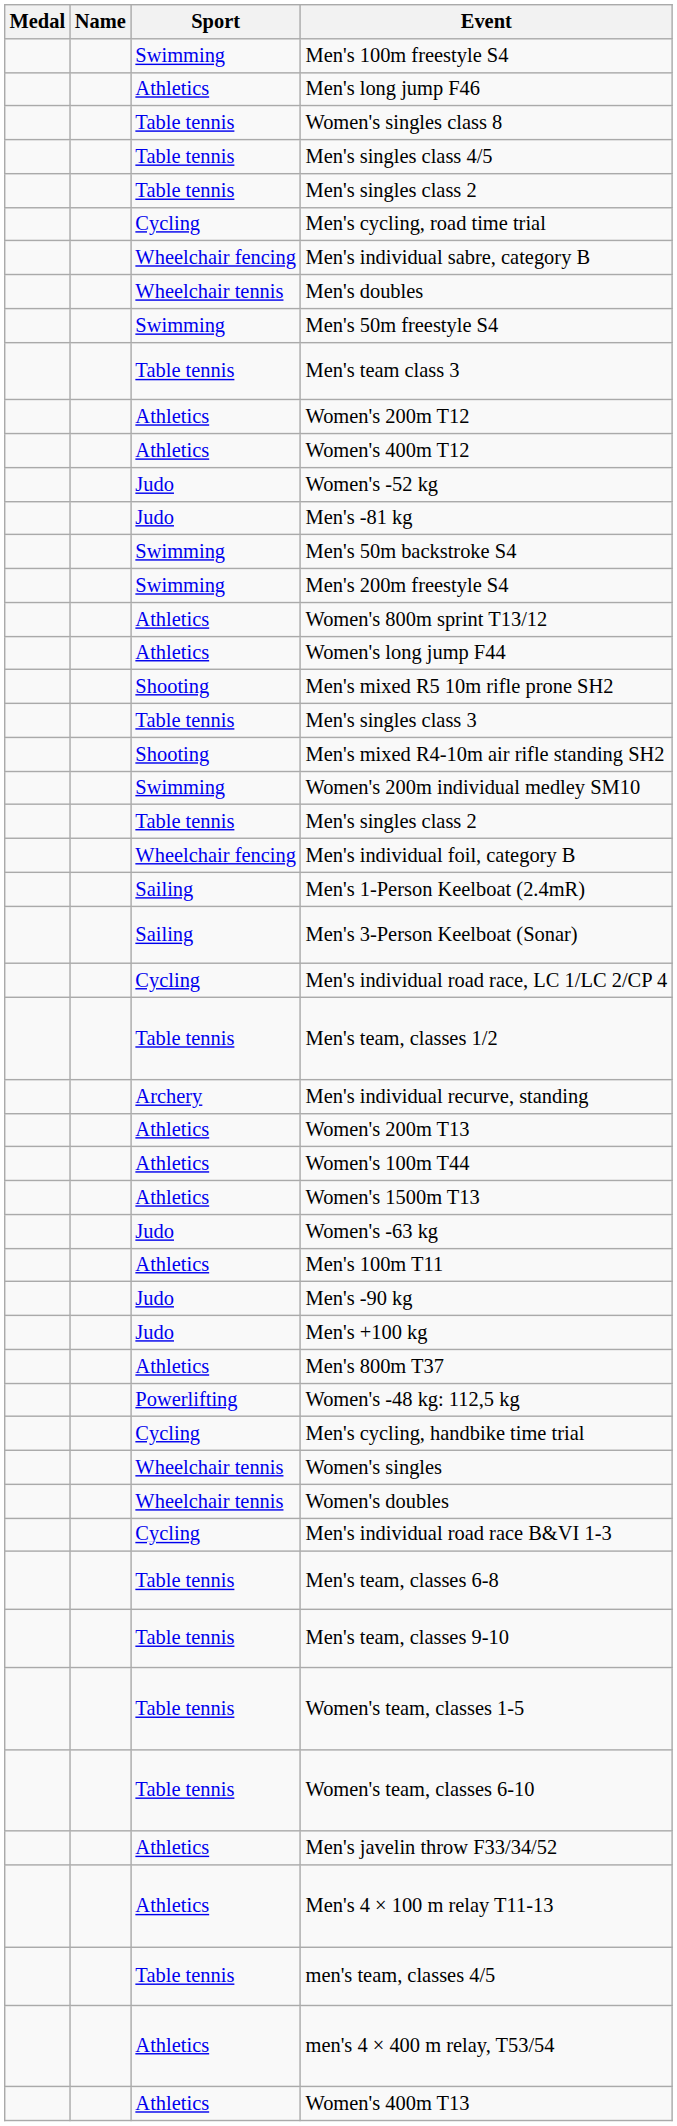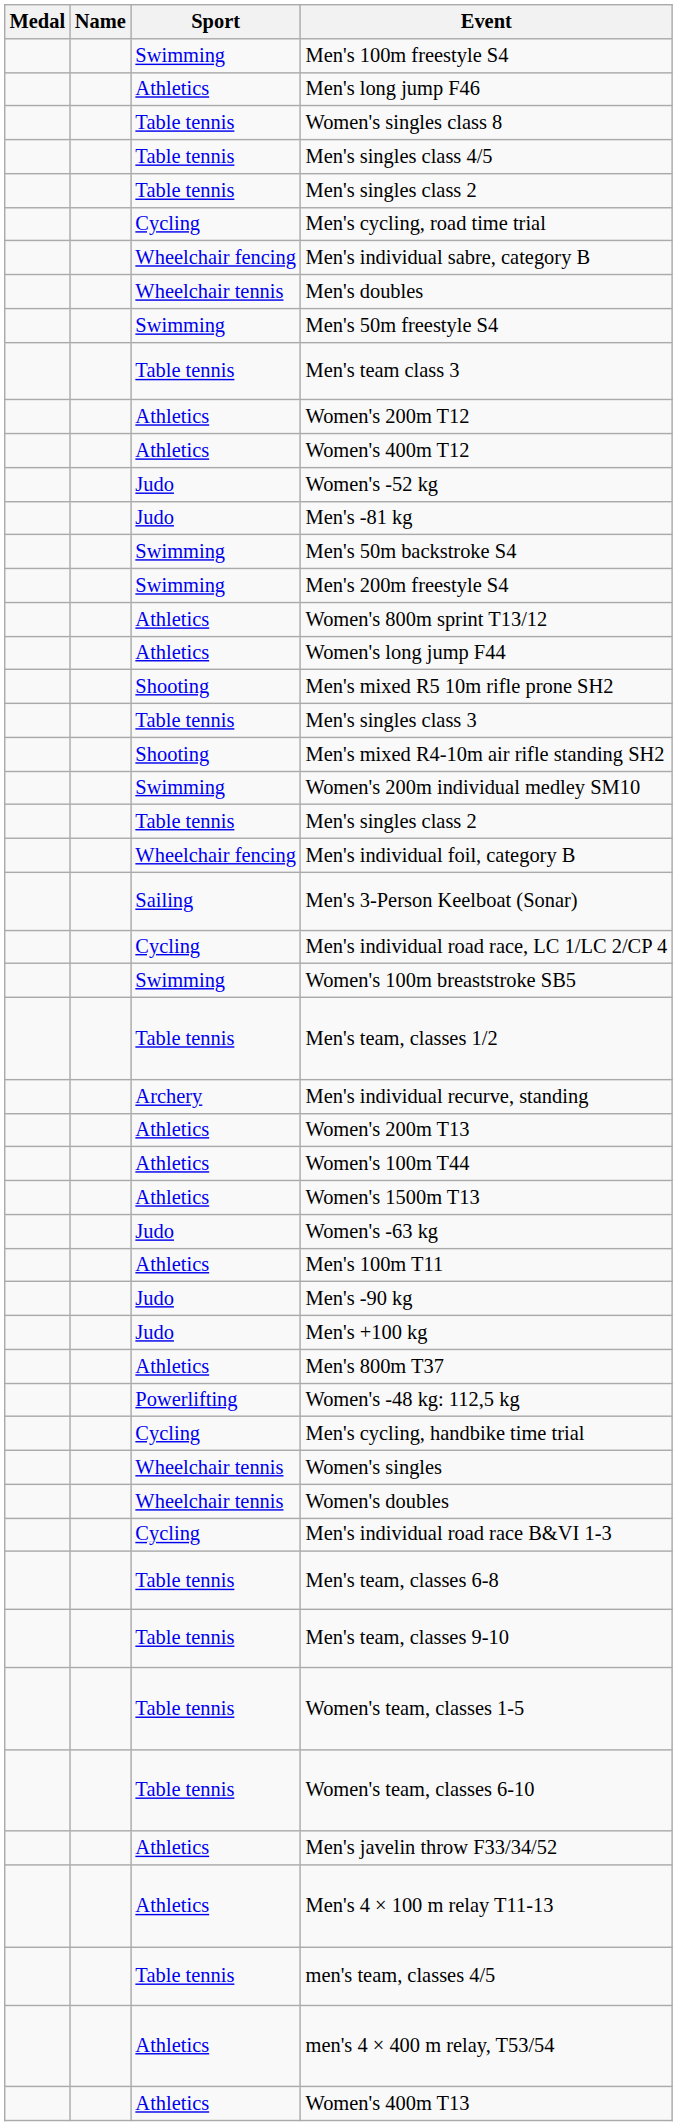- row: (164, 889)
+ row: (180, 980)
